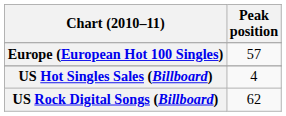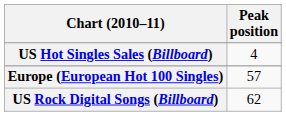rows swapped: (115, 54) <-> (115, 76)
